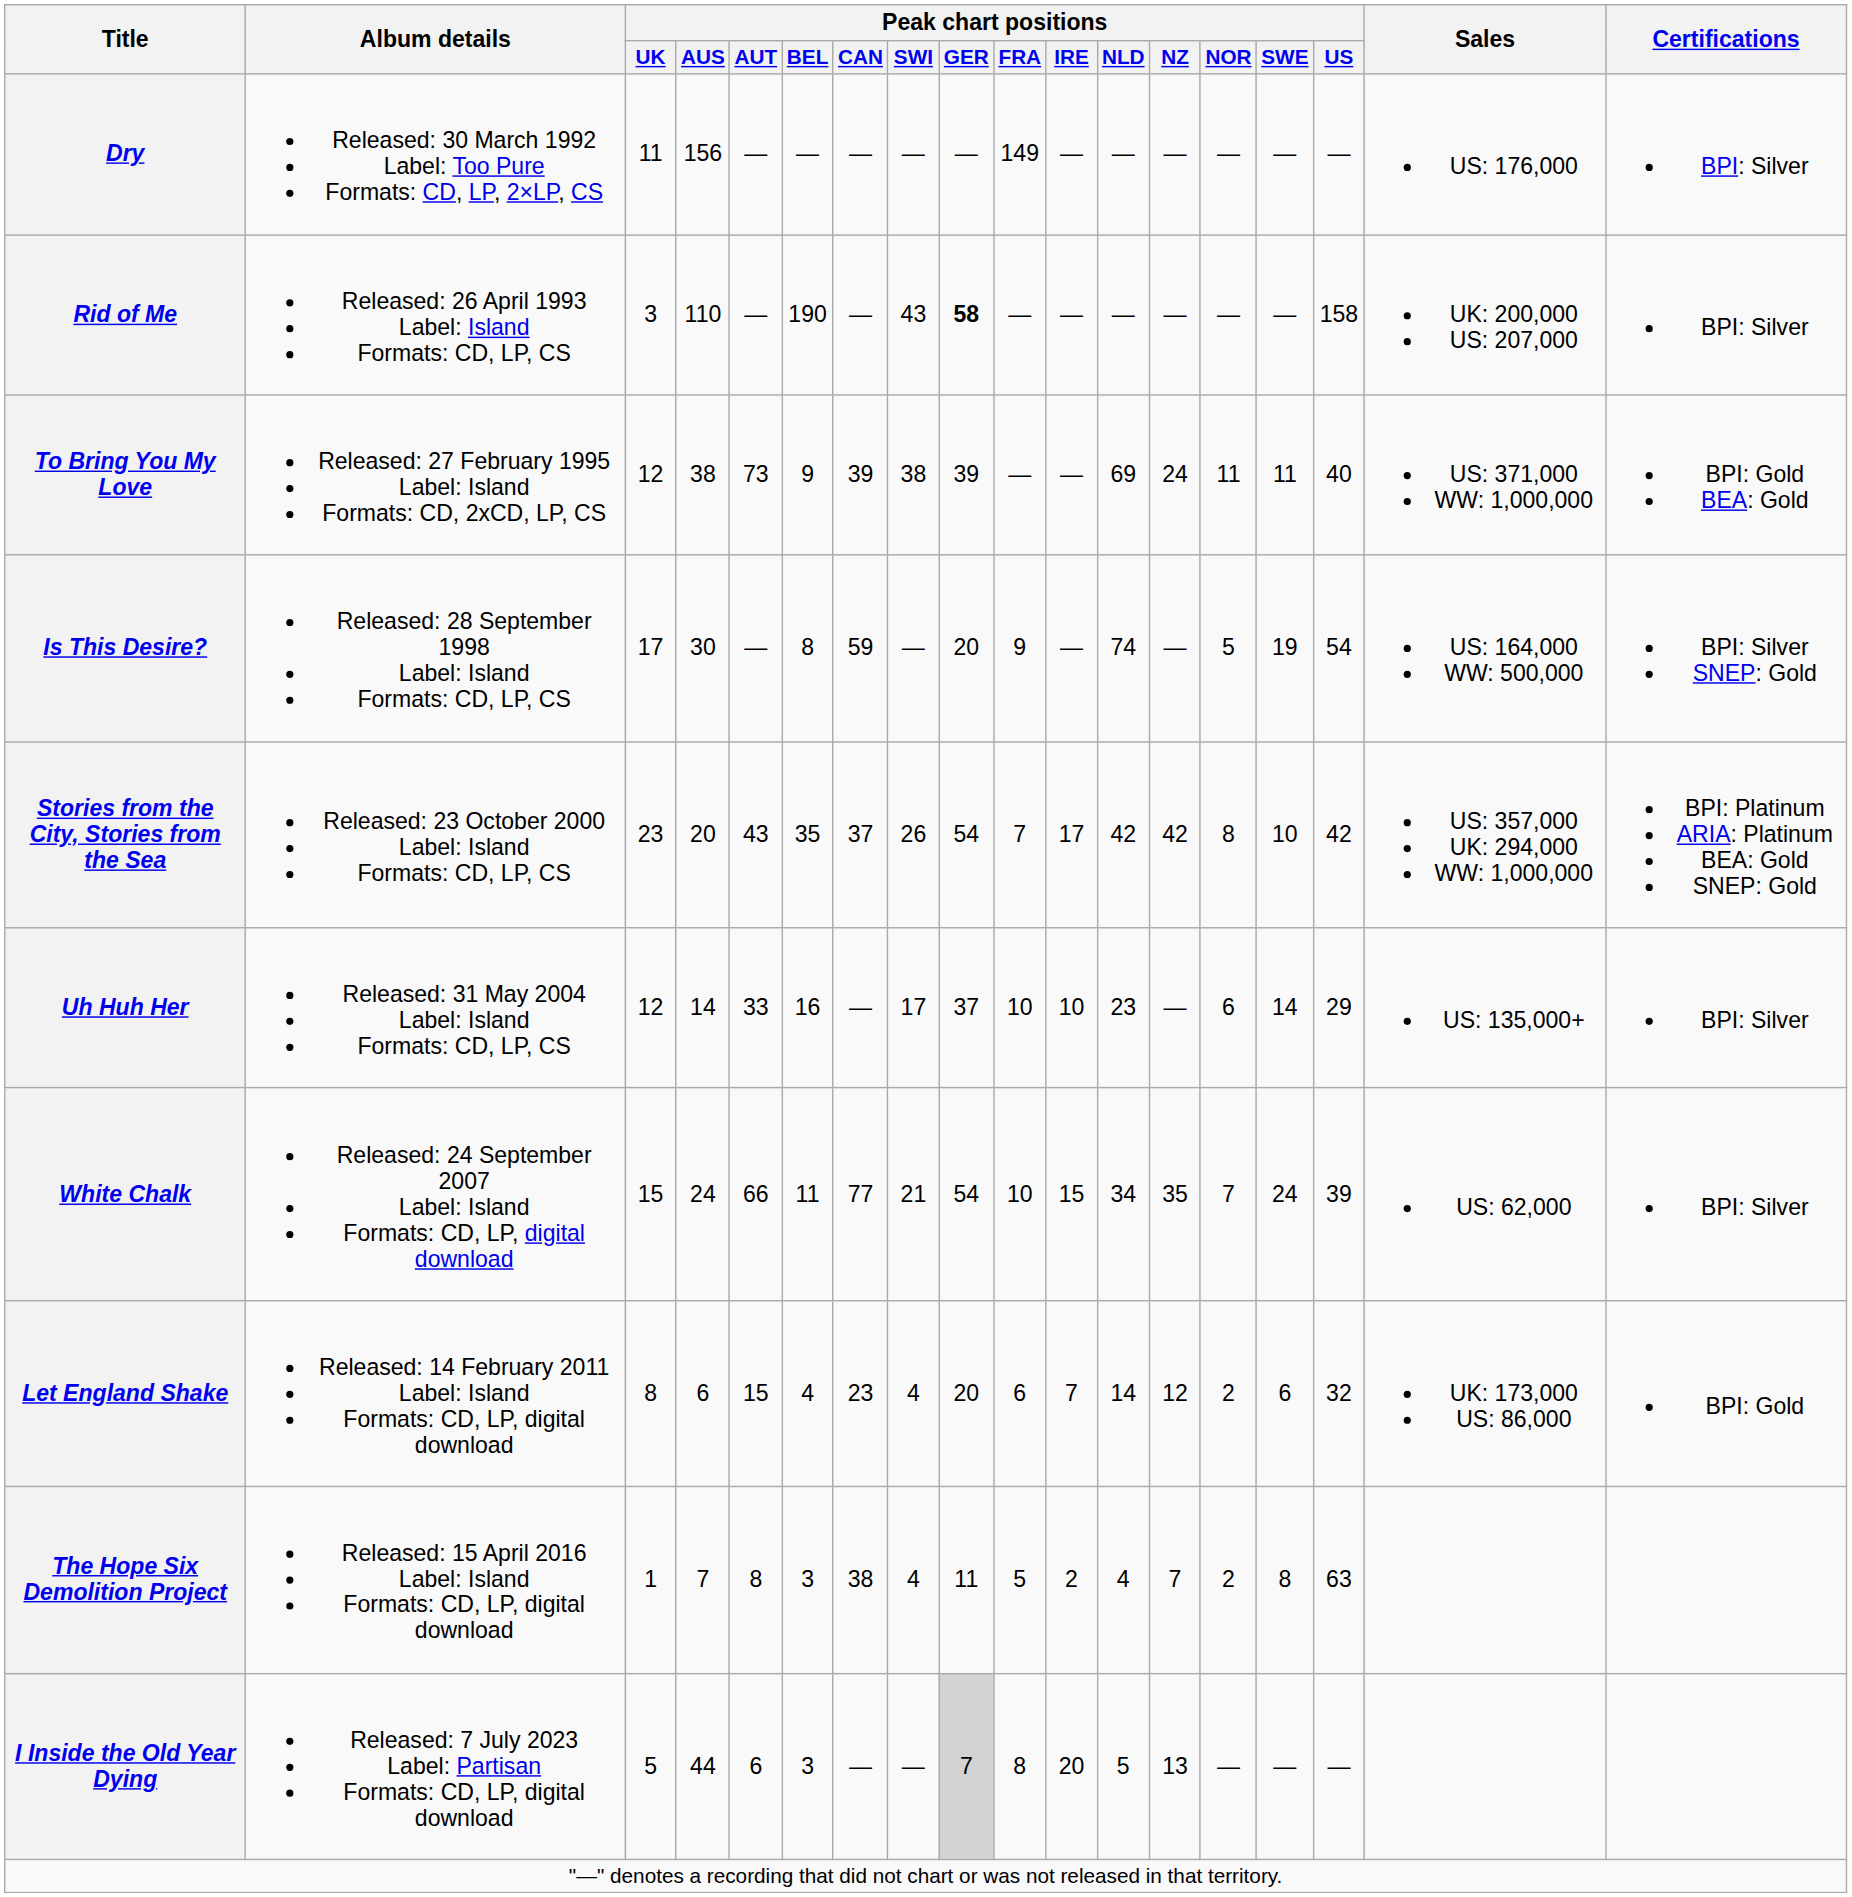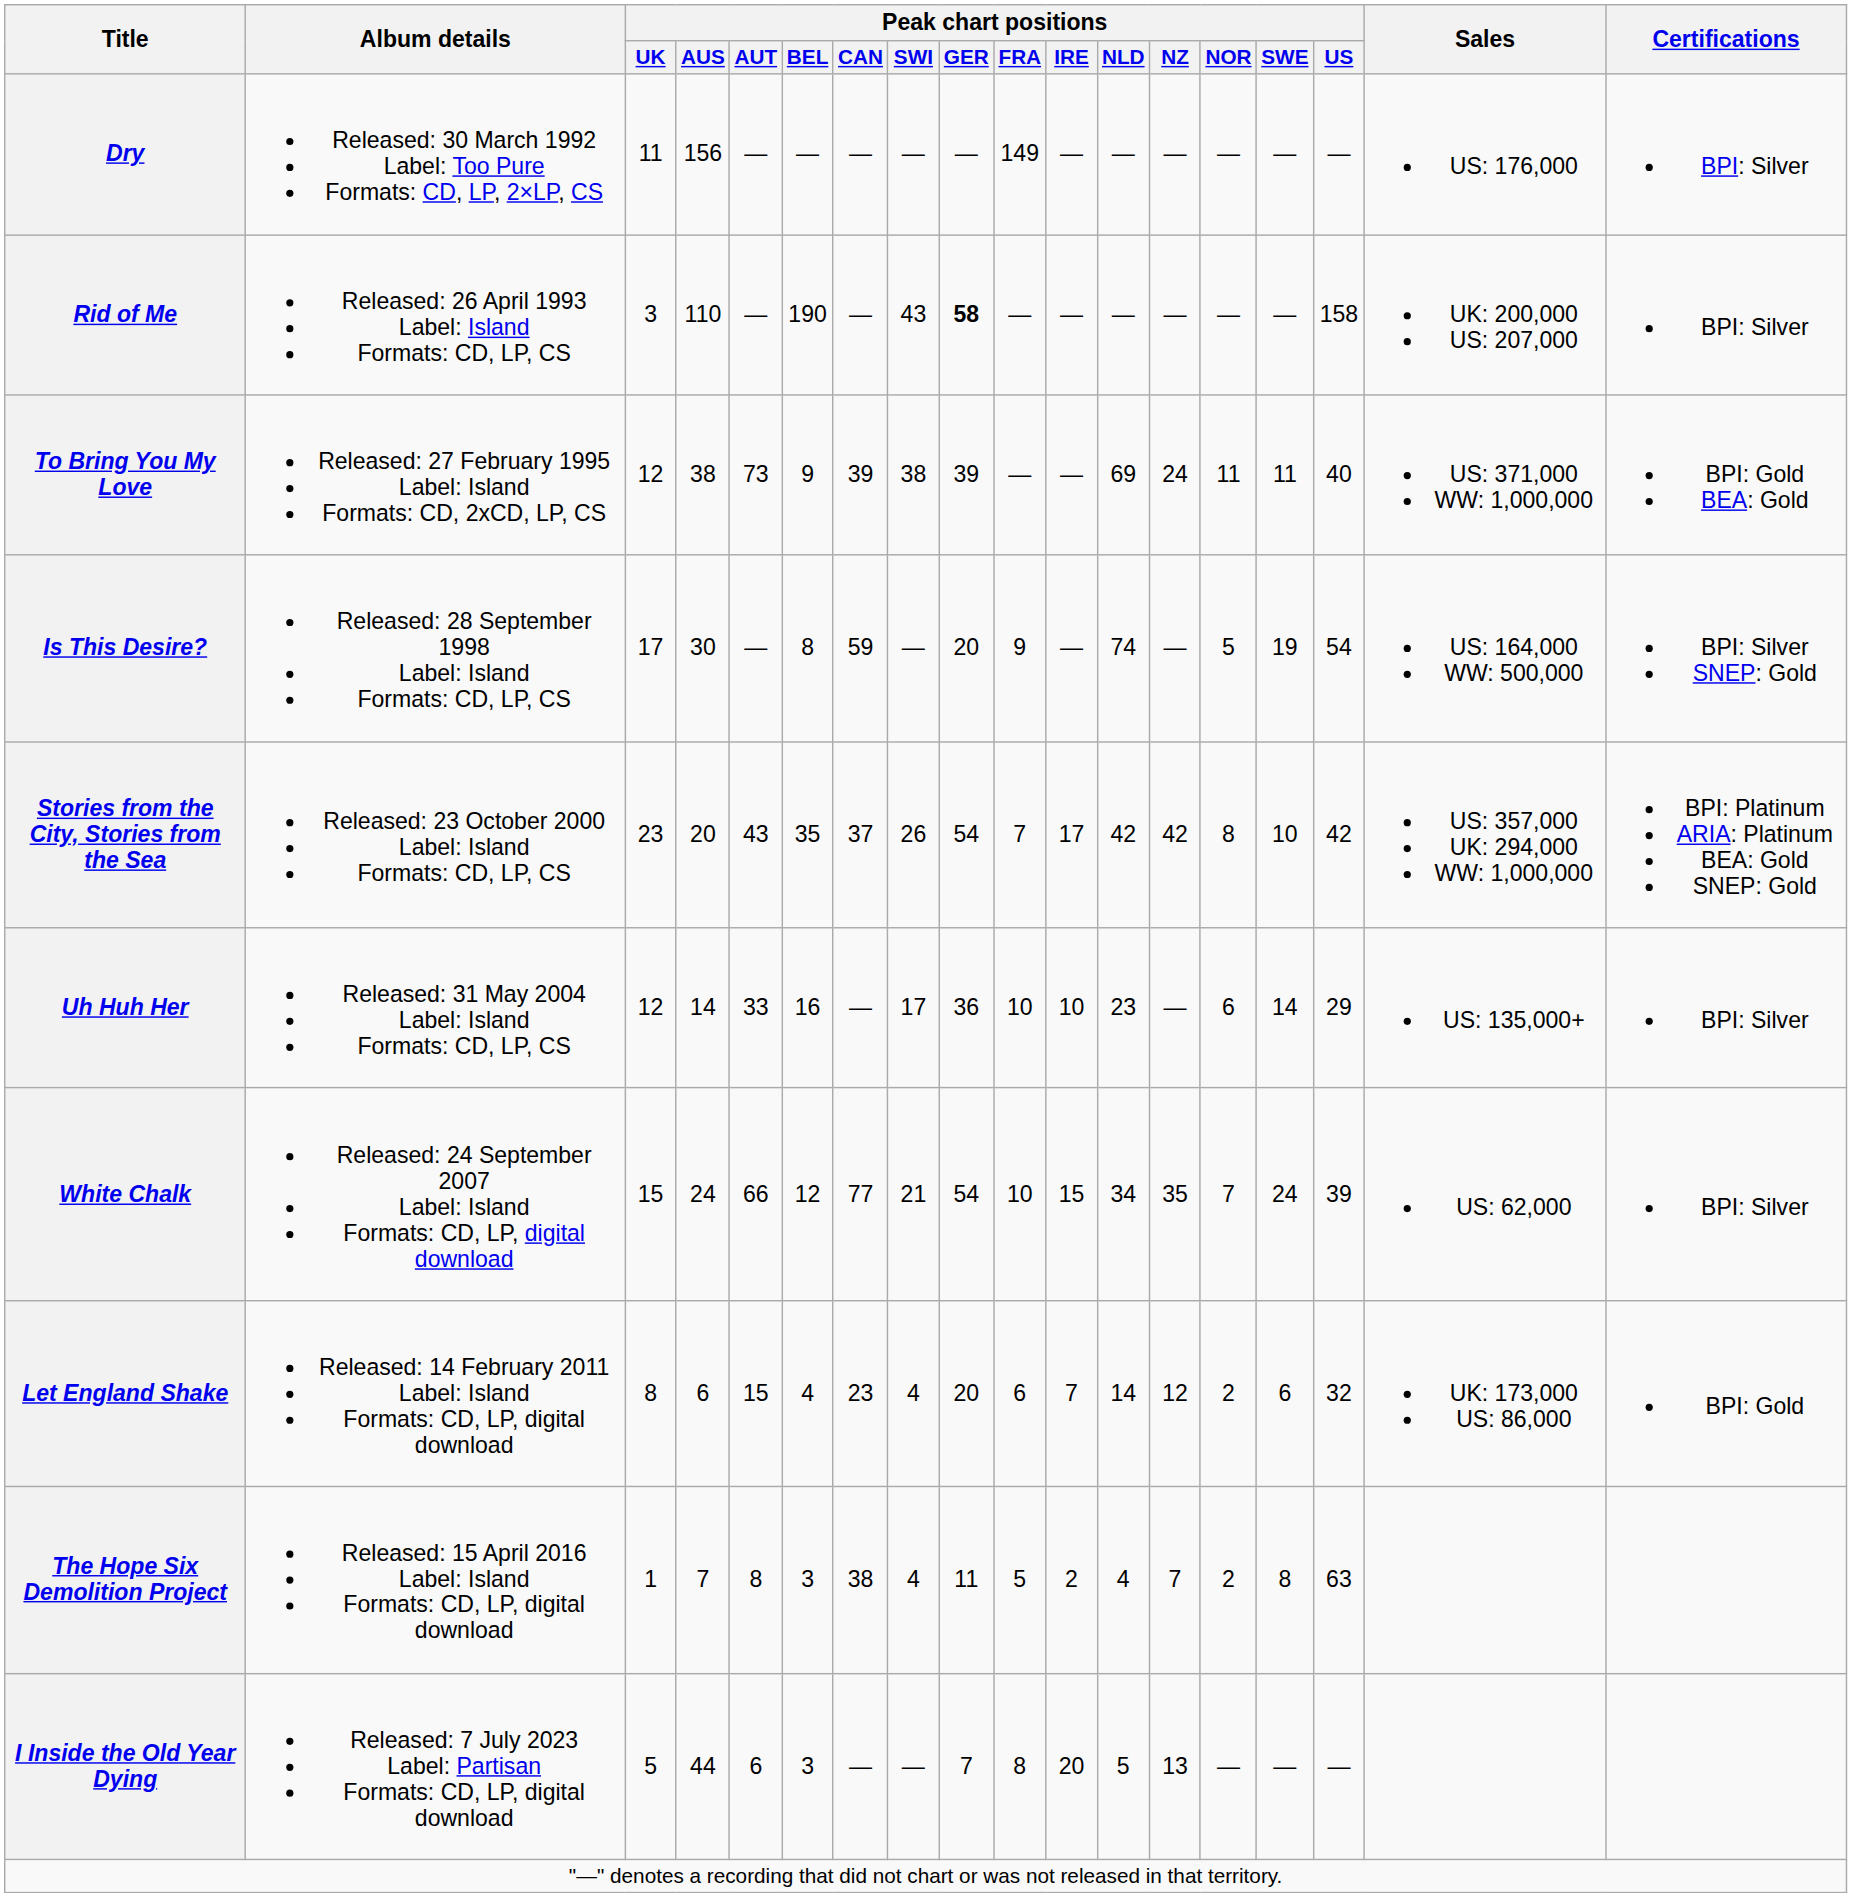(966, 1007) 37 -> (966, 1007) 36
(808, 1194) 11 -> (808, 1194) 12
(966, 1765) lightgrey background -> (966, 1765) no background
